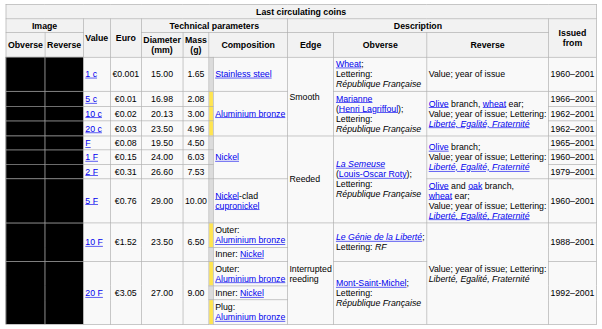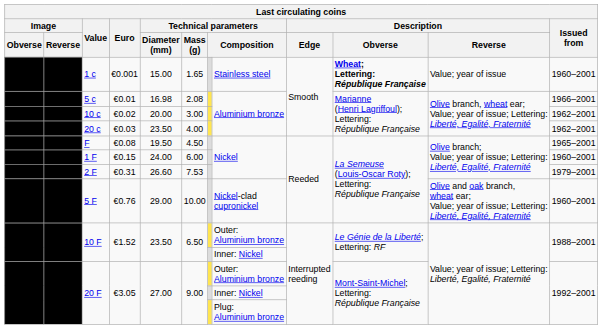(379, 74) normal -> (380, 74) bold
(162, 114) 20.13 -> (161, 114) 20.00
(196, 128) 4.96 -> (195, 128) 4.00
(196, 157) 6.03 -> (195, 157) 6.00
